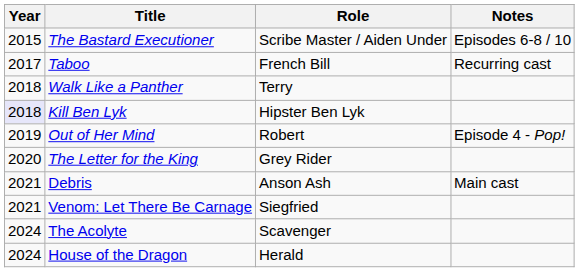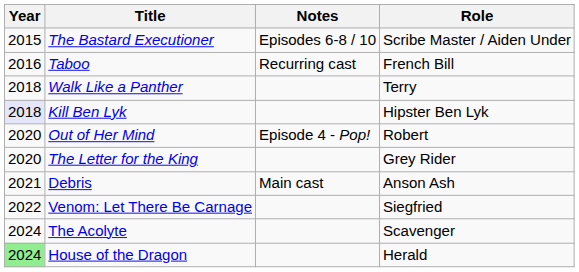columns swapped: (353, 16) <-> (513, 16)
(25, 64) 2017 -> (25, 64) 2016
(25, 135) 2019 -> (25, 135) 2020
(25, 207) 2021 -> (25, 207) 2022
(25, 254) no background -> (25, 254) lightgreen background
